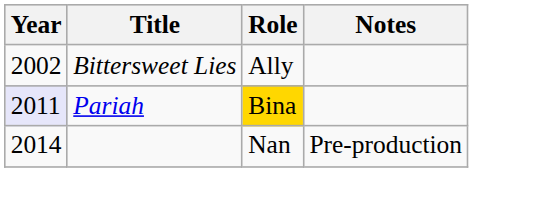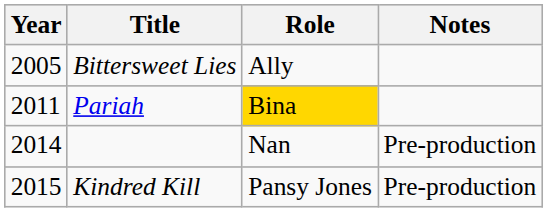(36, 65) 2002 -> (36, 65) 2005
(36, 105) lavender background -> (36, 105) no background
+ row: (137, 186)
